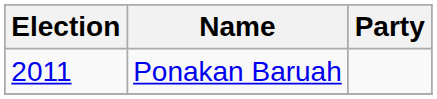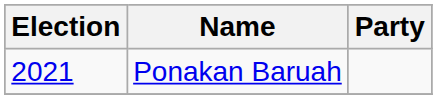(41, 71) 2011 -> (42, 71) 2021
